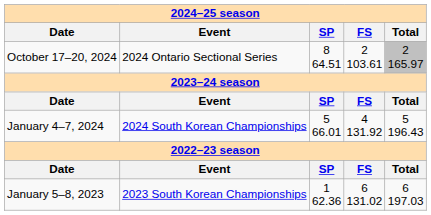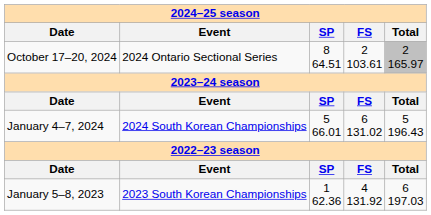(364, 126) 4 131.92 -> (364, 126) 6 131.02
(364, 194) 6 131.02 -> (364, 194) 4 131.92
